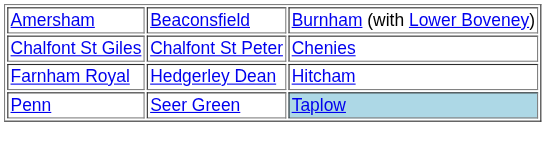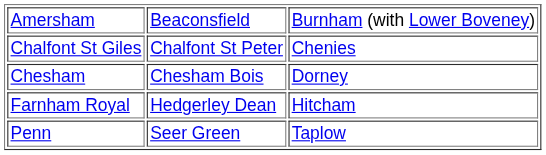+ row: (48, 76)
(319, 105) lightblue background -> (319, 133) no background
